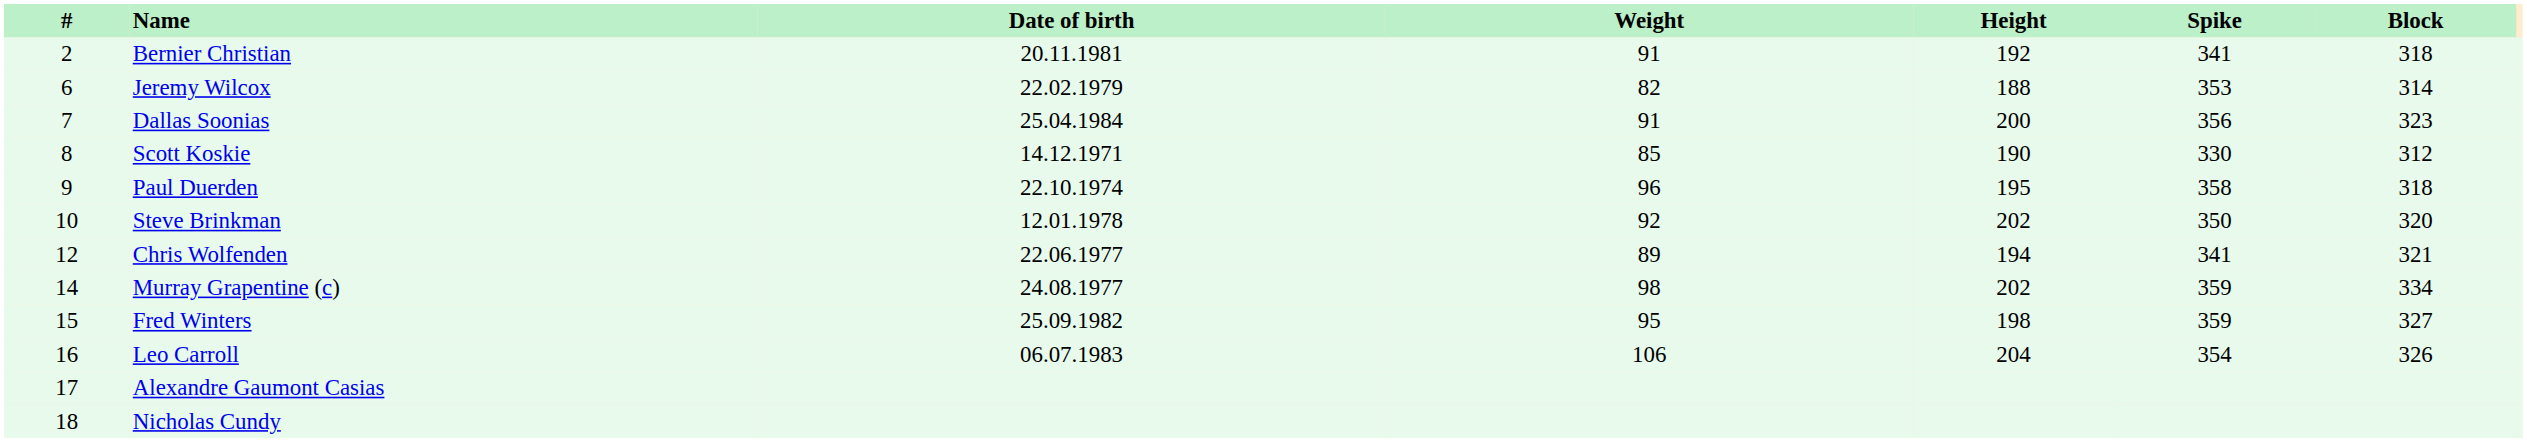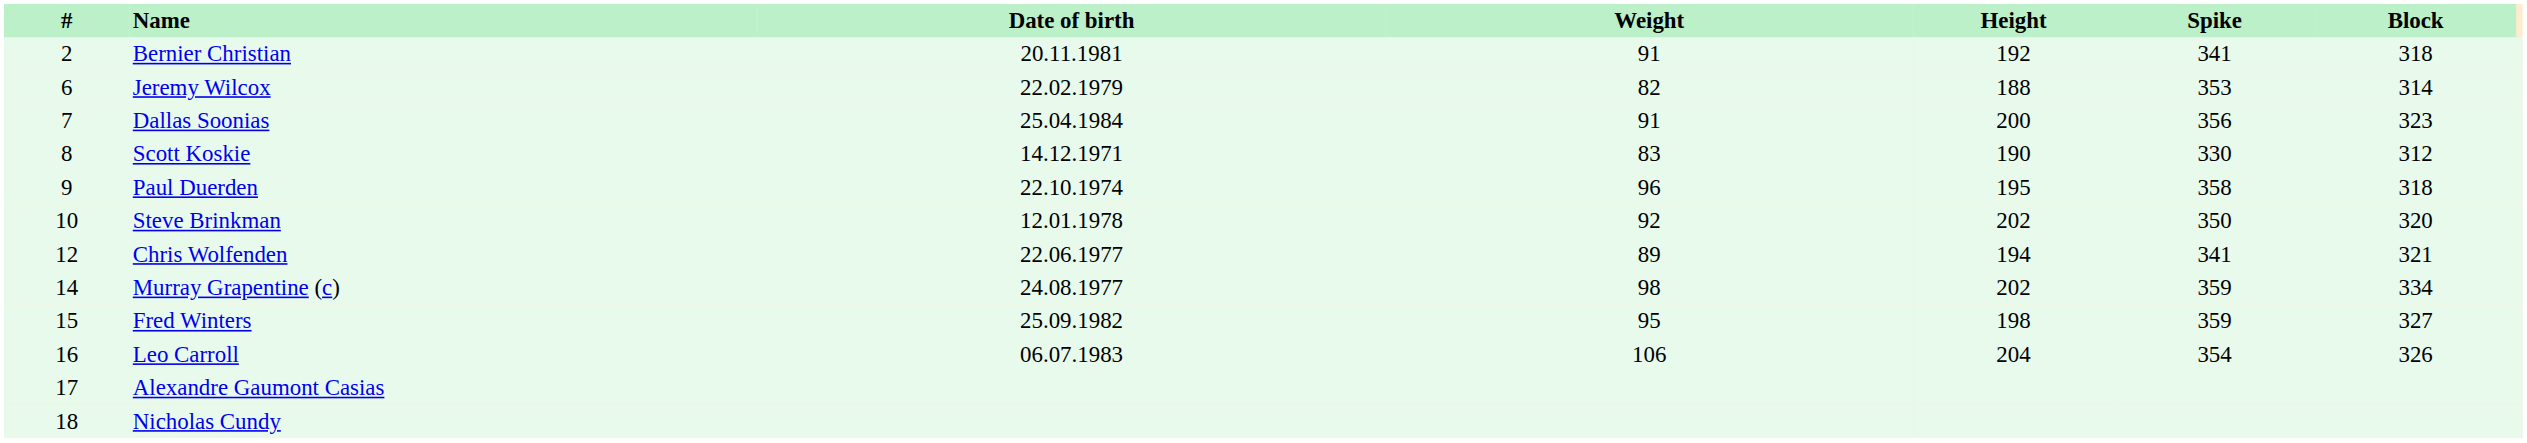(1649, 153) 85 -> (1649, 153) 83
